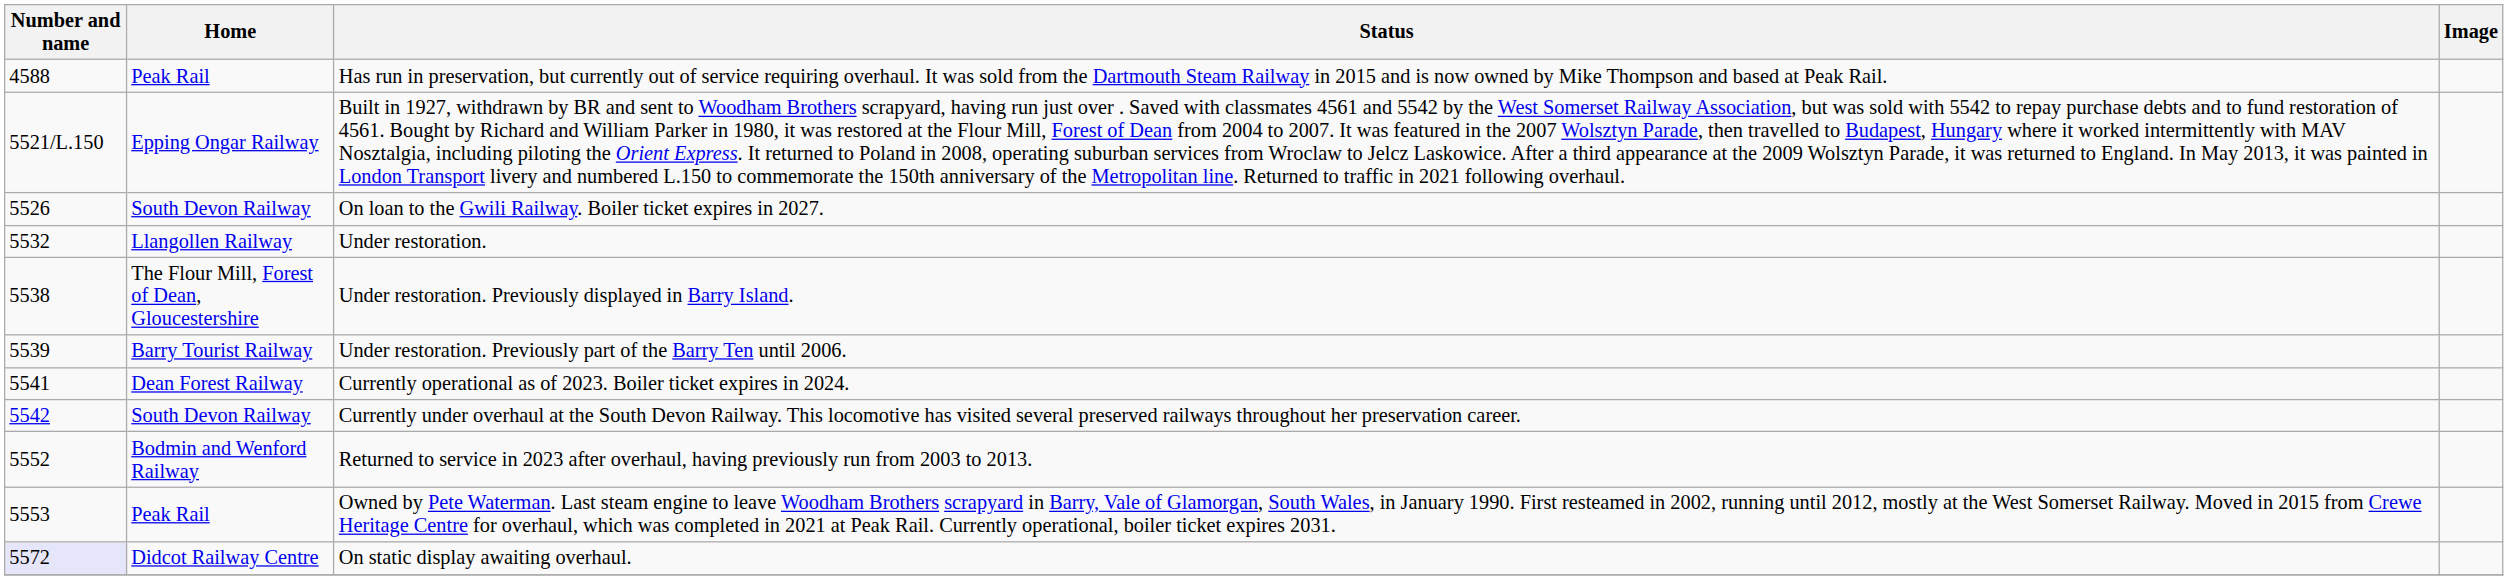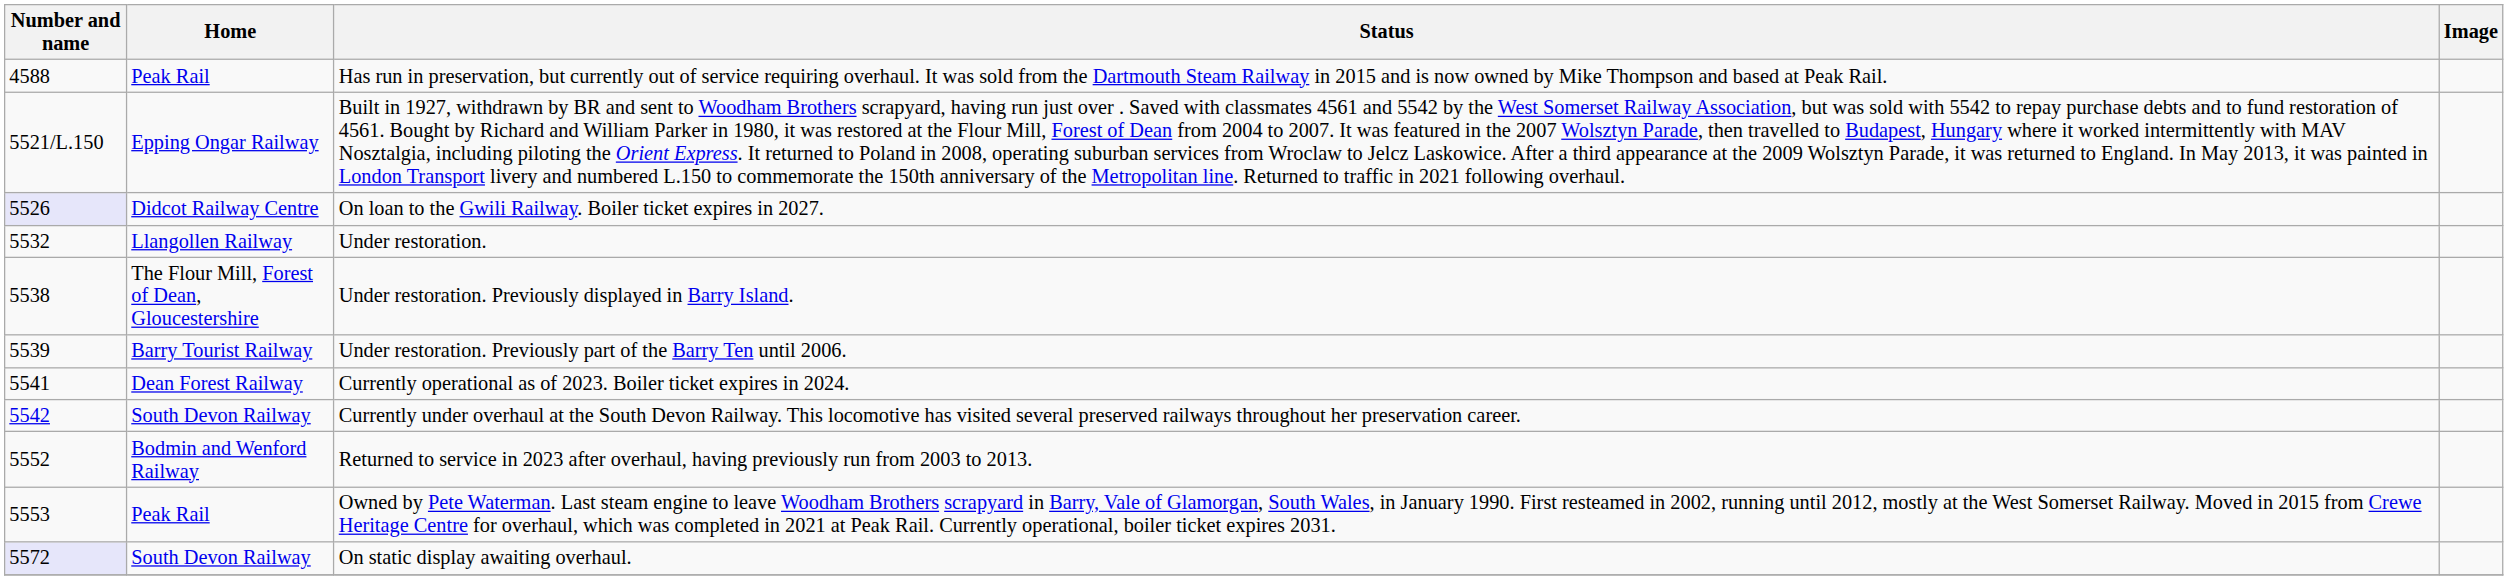(30, 208) no background -> (30, 208) lavender background
(221, 208) South Devon Railway -> (225, 208) Didcot Railway Centre
(225, 557) Didcot Railway Centre -> (221, 557) South Devon Railway
